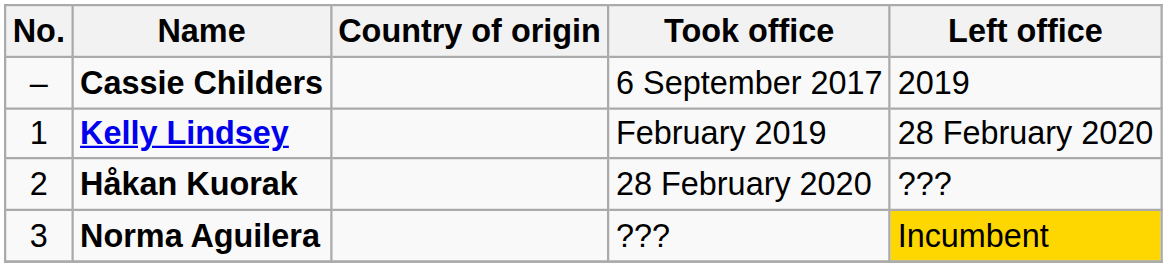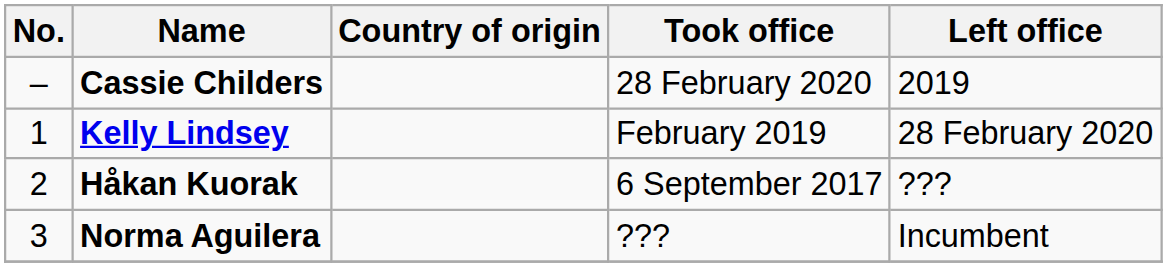(749, 82) 6 September 2017 -> (744, 82) 28 February 2020
(744, 185) 28 February 2020 -> (749, 185) 6 September 2017
(973, 236) gold background -> (973, 236) no background
